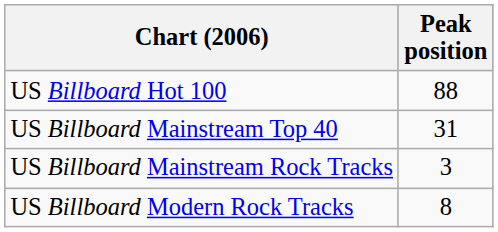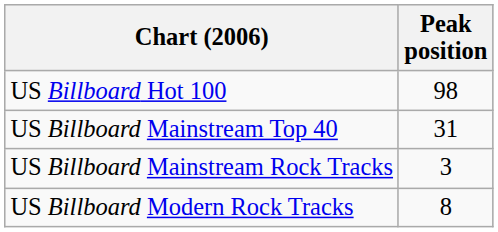(446, 90) 88 -> (446, 90) 98
